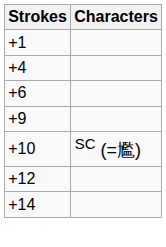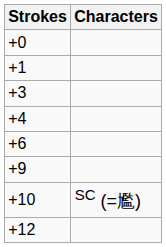+ row: (17, 42)
+ row: (17, 93)
- row: (22, 204)
